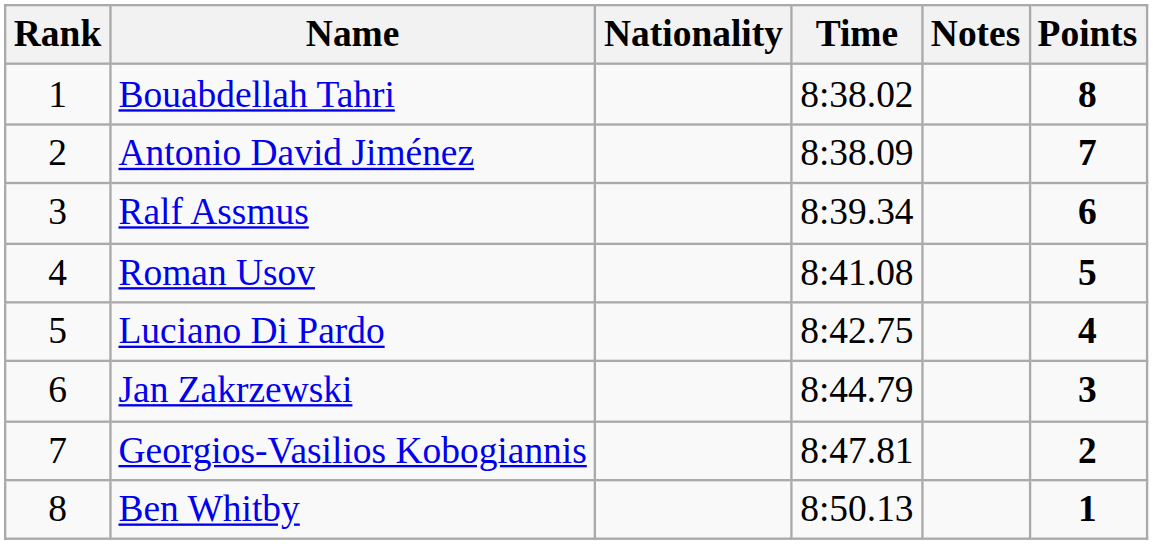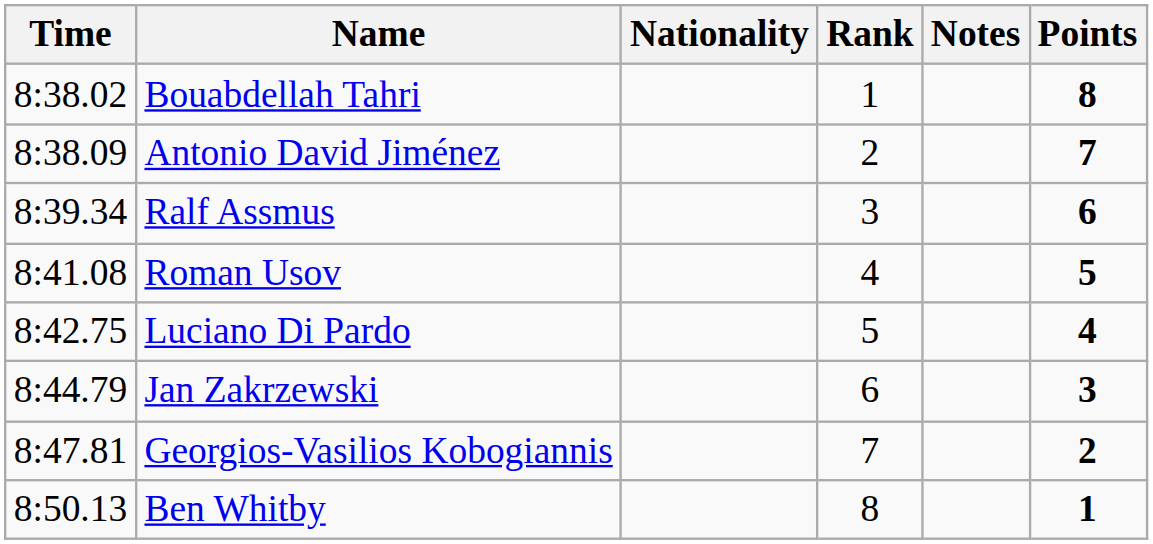columns swapped: (58, 34) <-> (857, 34)
